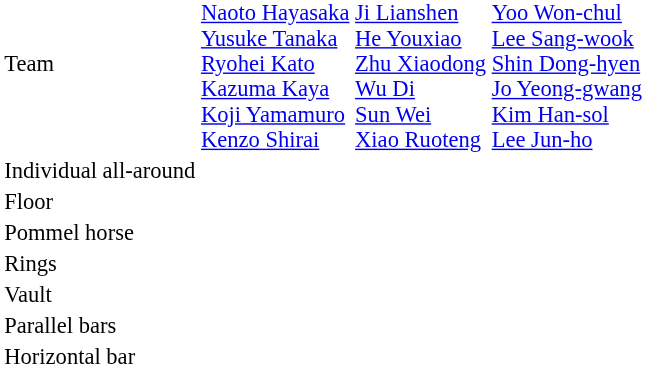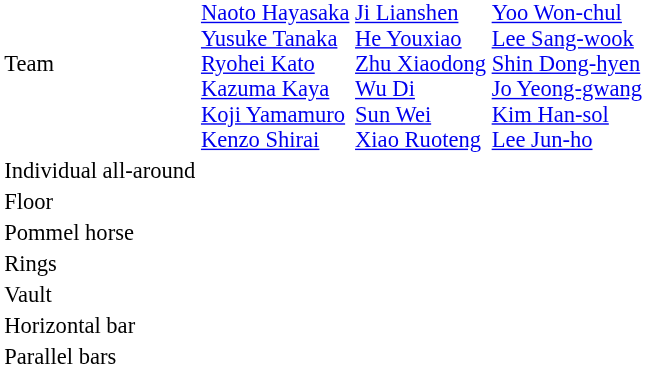rows swapped: (60, 326) <-> (70, 357)
